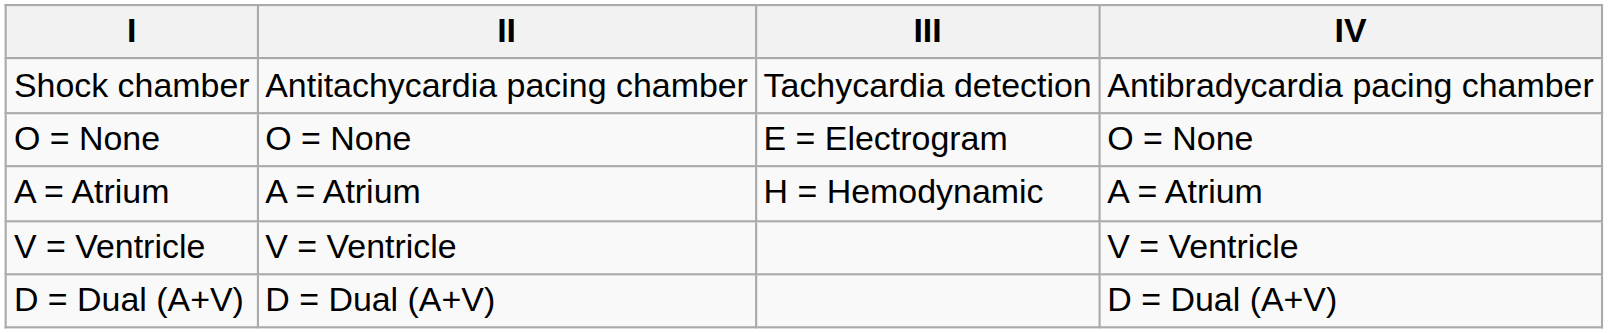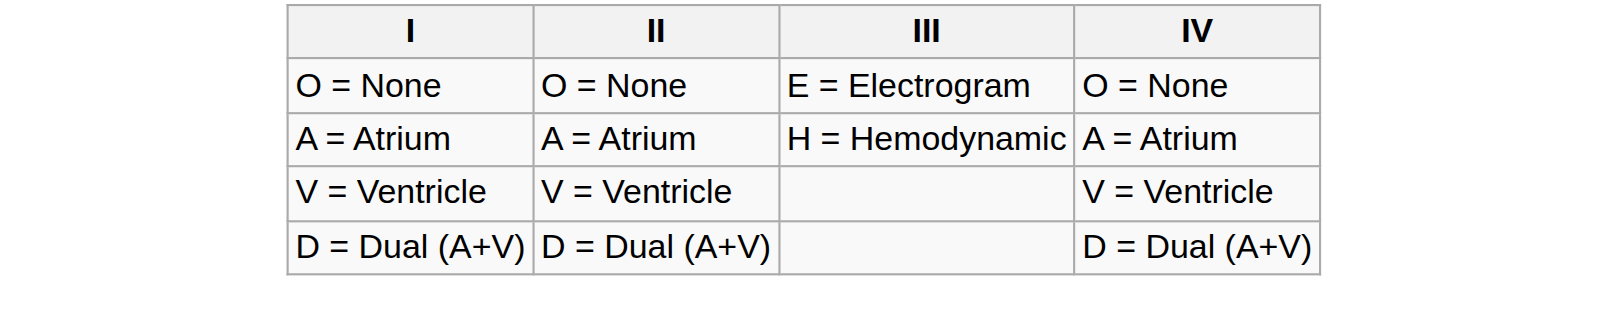- row: (132, 85)
